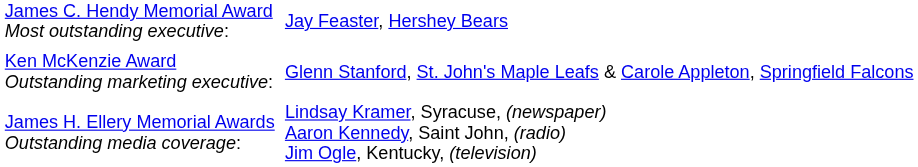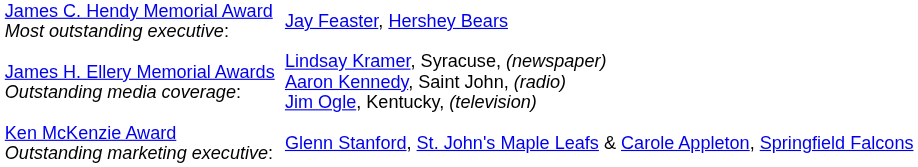rows swapped: (140, 132) <-> (139, 71)
